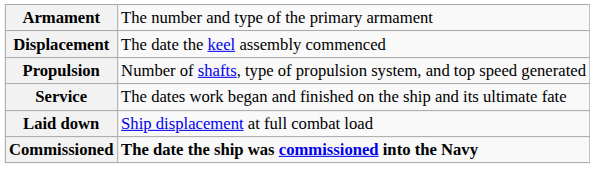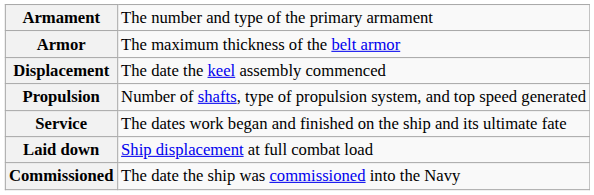+ row: (61, 44)
(300, 149) bold -> (291, 176) normal
